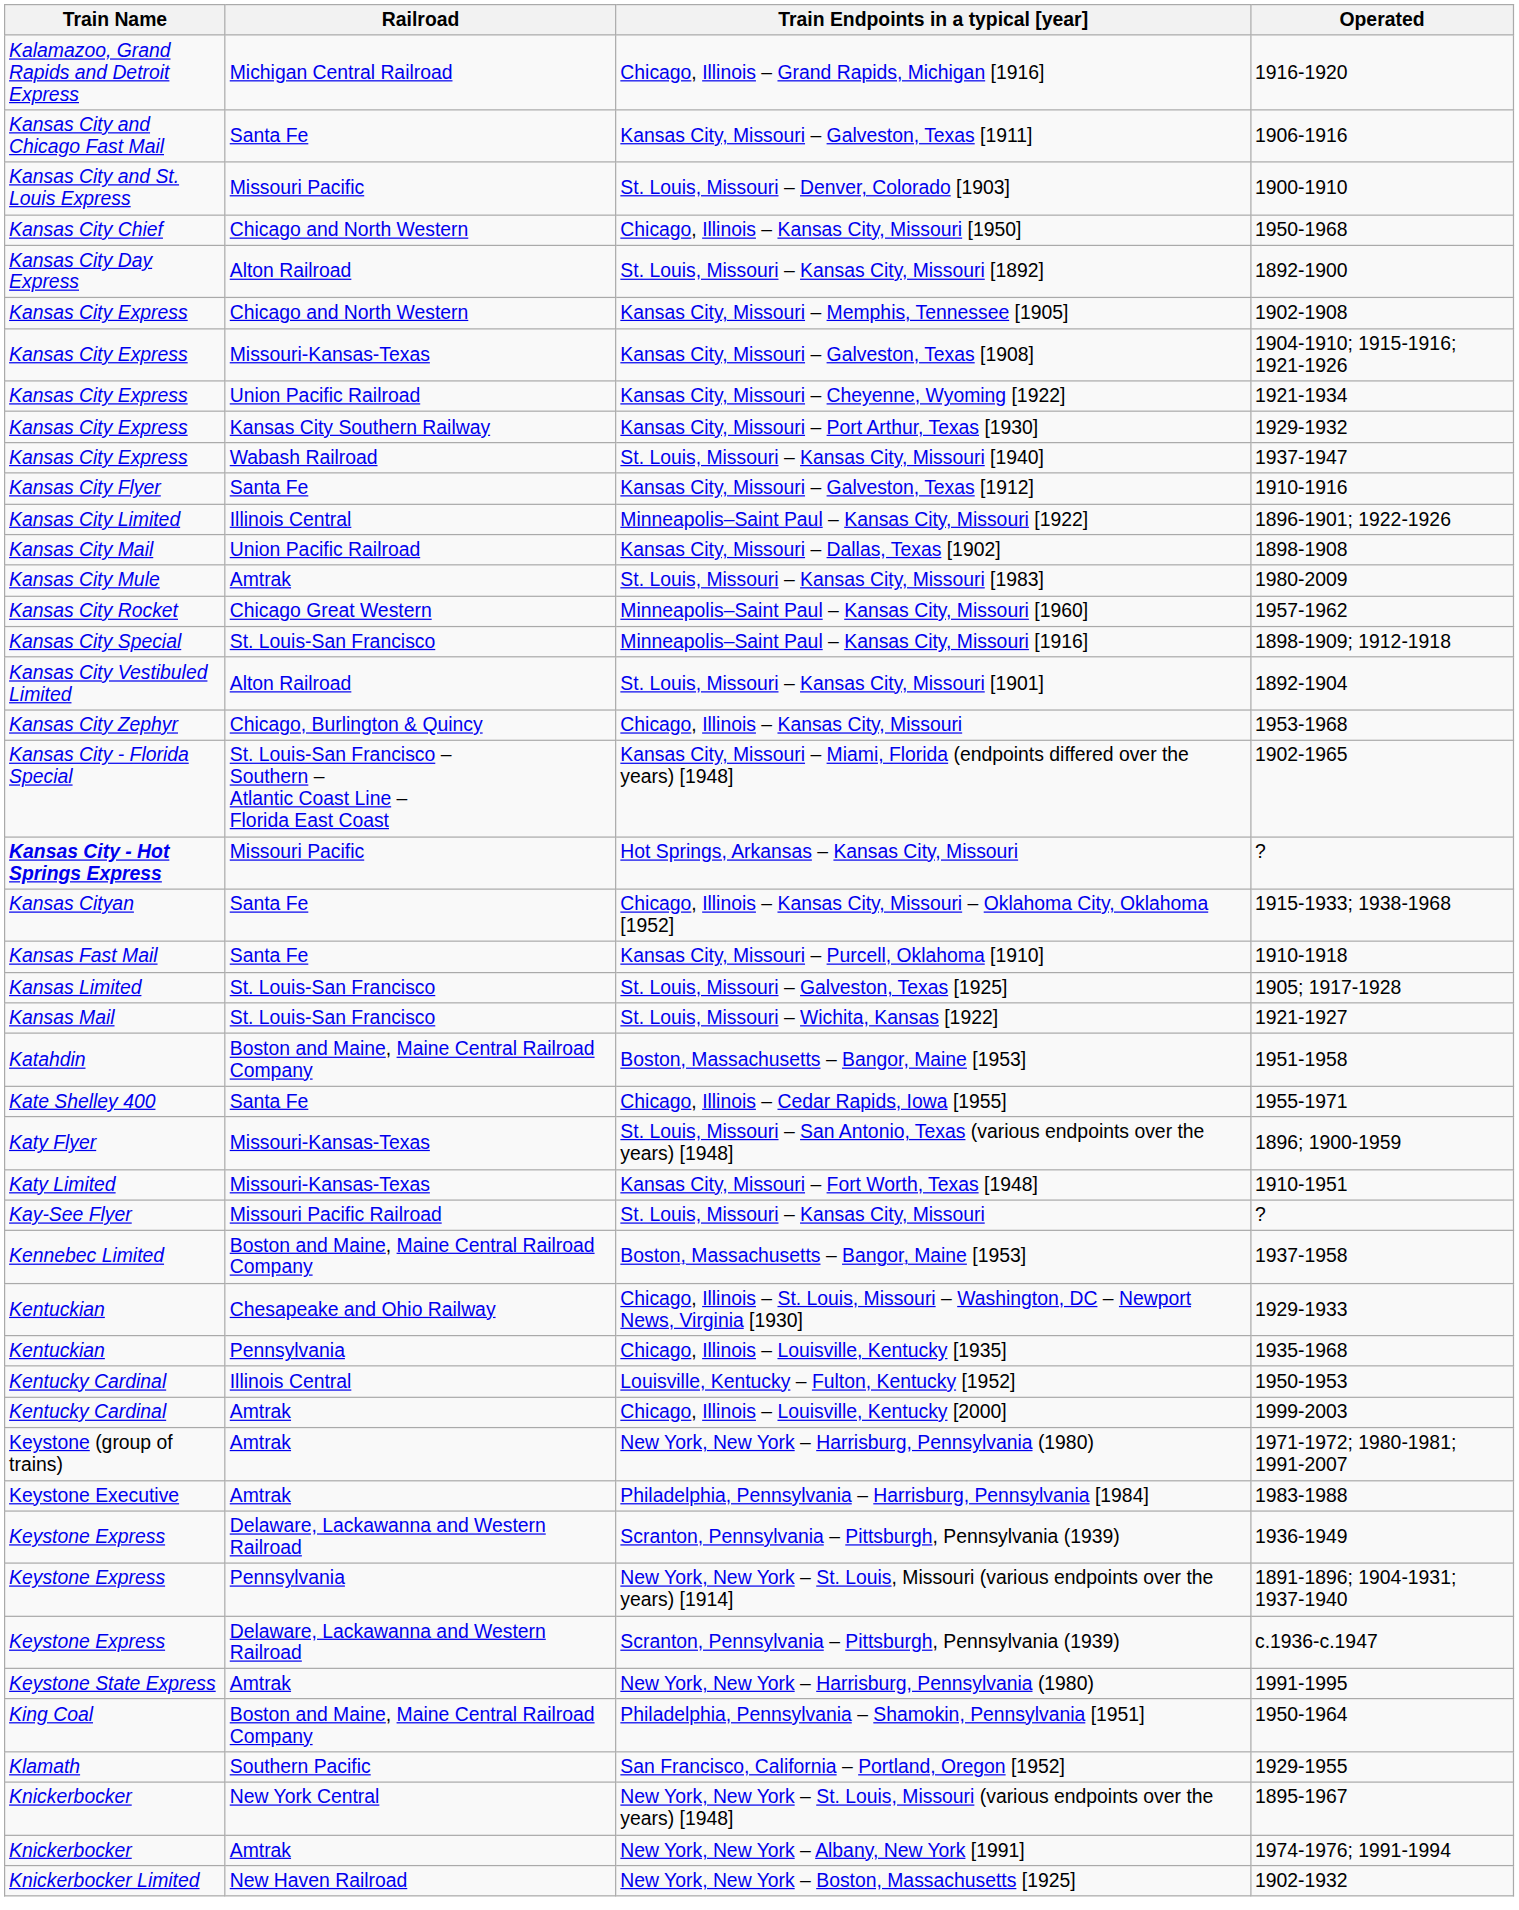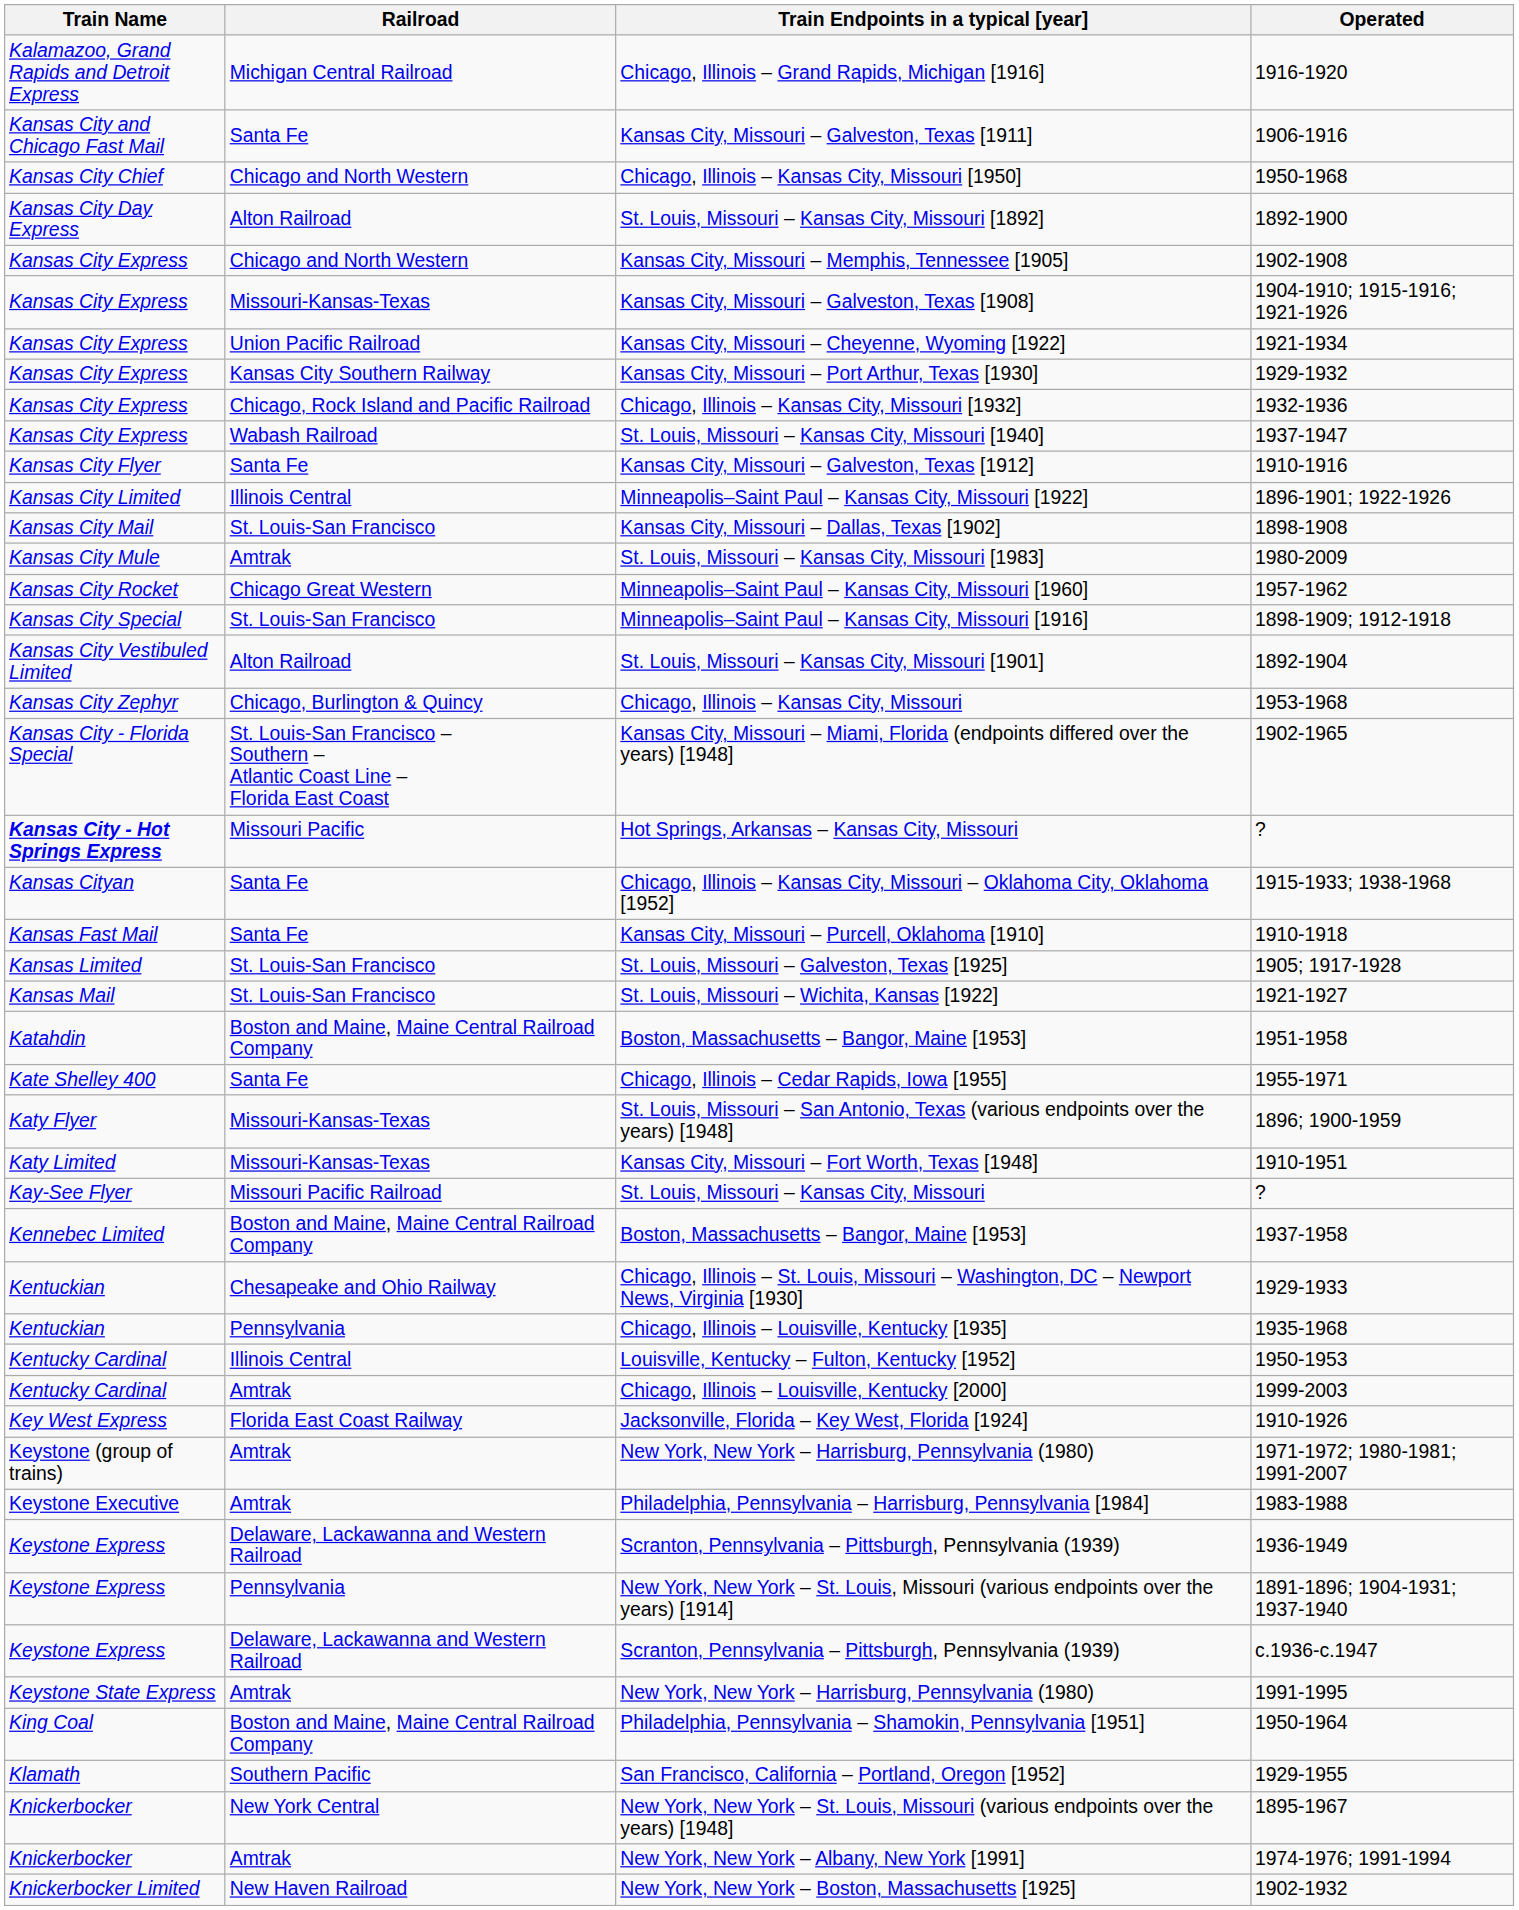- row: (815, 188)
+ row: (821, 405)
(325, 549) Union Pacific Railroad -> (333, 527) St. Louis-San Francisco
+ row: (824, 1421)
